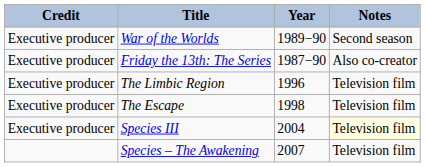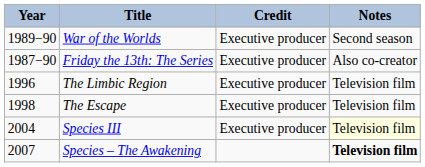columns swapped: (302, 15) <-> (61, 15)
(374, 151) normal -> (375, 151) bold
